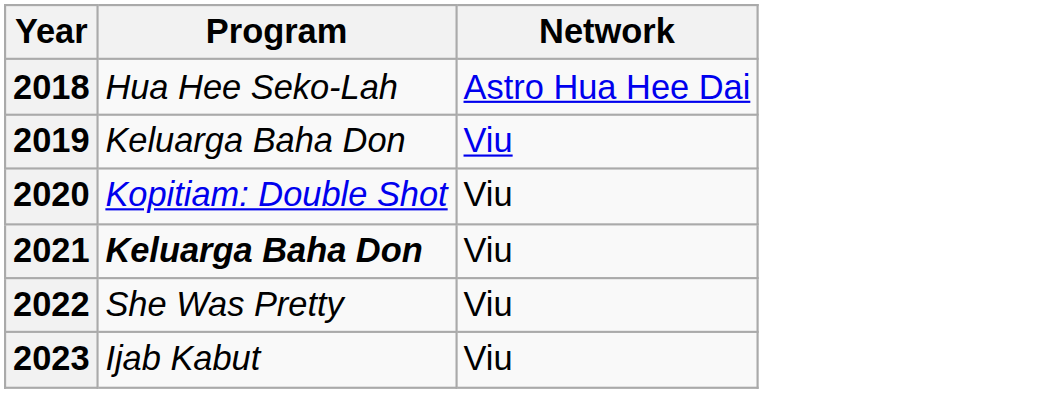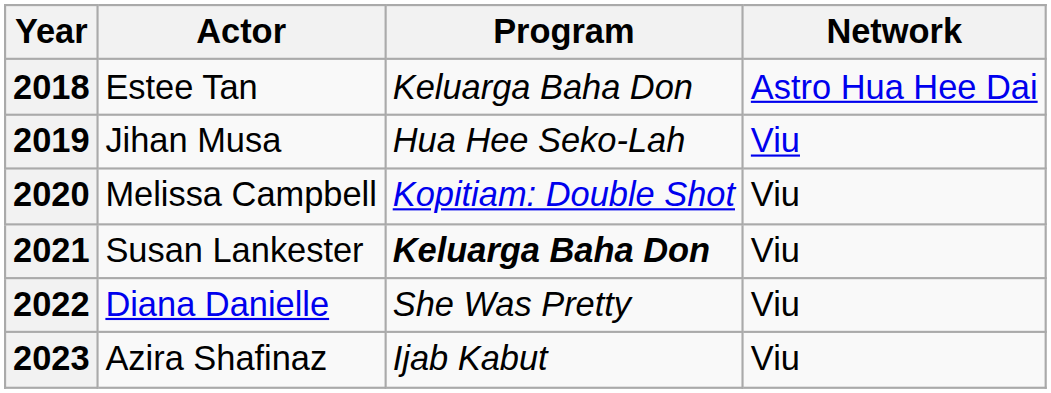+ column: (241, 31)
(252, 86) Hua Hee Seko-Lah -> (543, 86) Keluarga Baha Don
(256, 140) Keluarga Baha Don -> (539, 140) Hua Hee Seko-Lah
